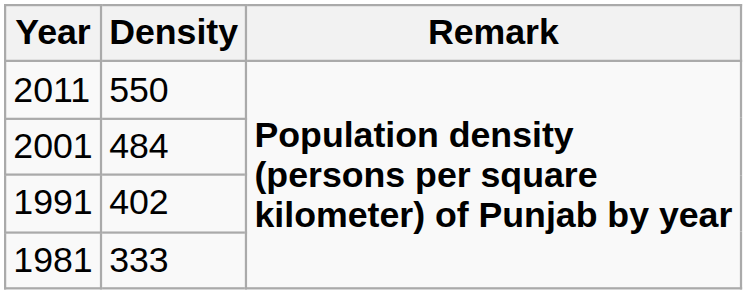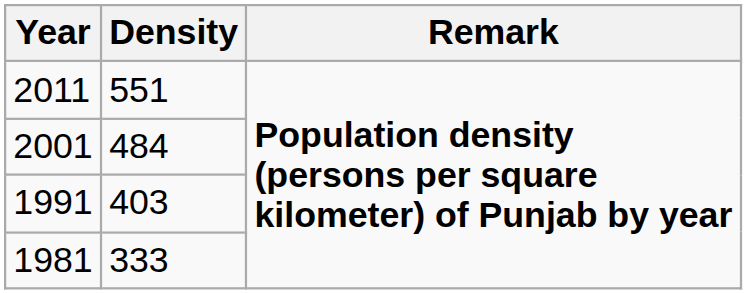(139, 89) 550 -> (139, 89) 551
(139, 202) 402 -> (139, 202) 403
